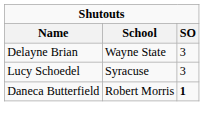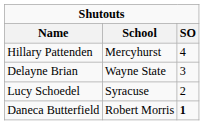+ row: (50, 52)
(183, 71) 3 -> (183, 91) 2
